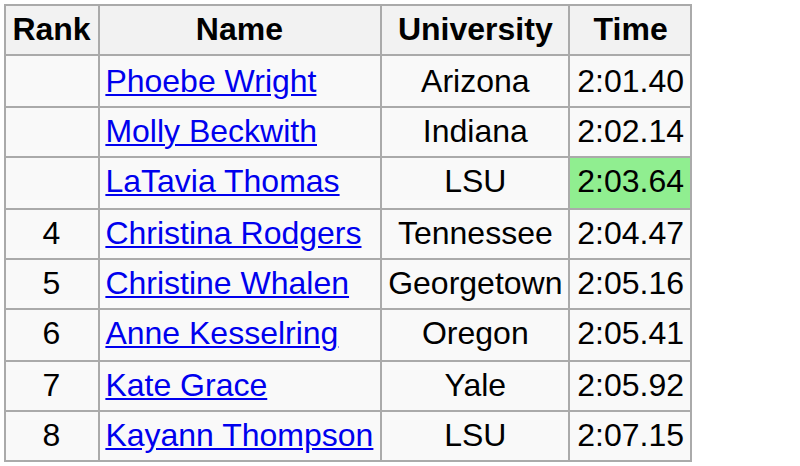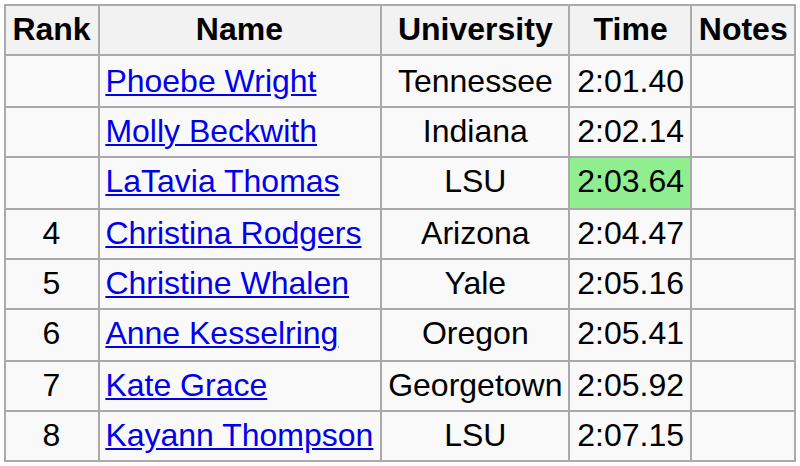+ column: (743, 29)
(475, 80) Arizona -> (475, 80) Tennessee
(475, 232) Tennessee -> (475, 232) Arizona
(475, 283) Georgetown -> (475, 283) Yale
(475, 385) Yale -> (475, 385) Georgetown
